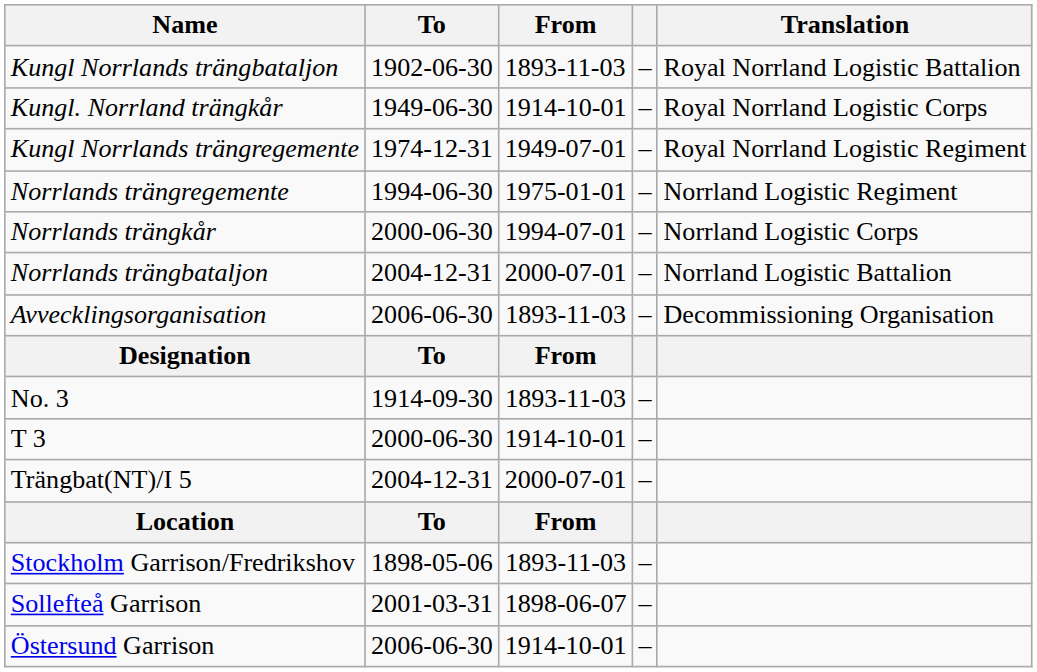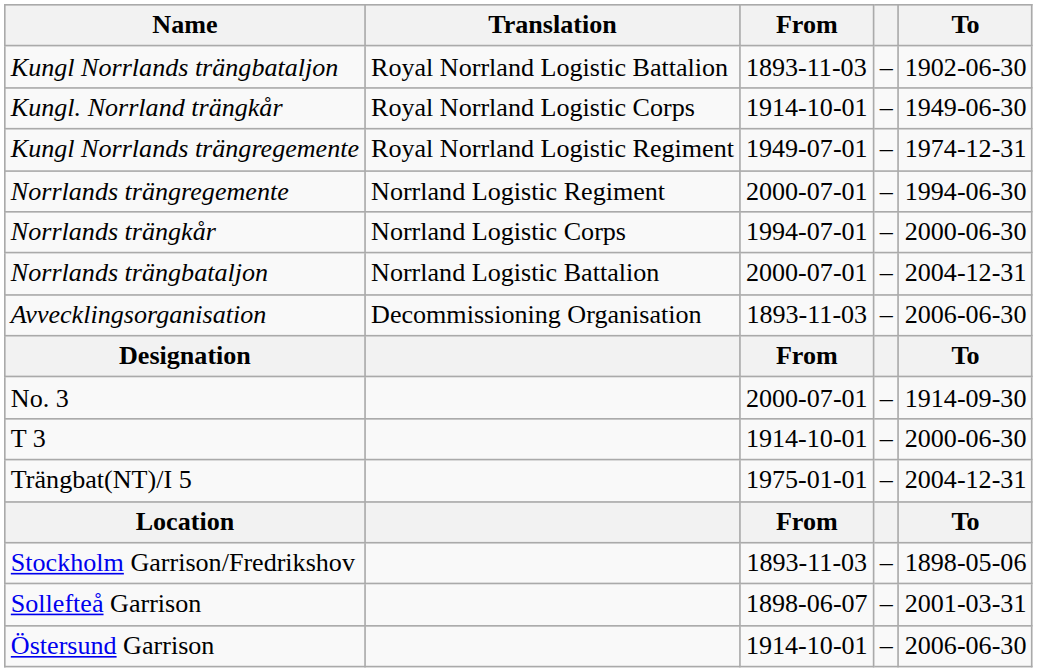columns swapped: (845, 25) <-> (432, 25)
(566, 190) 1975-01-01 -> (807, 190) 2000-07-01
(566, 397) 1893-11-03 -> (807, 397) 2000-07-01
(566, 480) 2000-07-01 -> (807, 480) 1975-01-01
